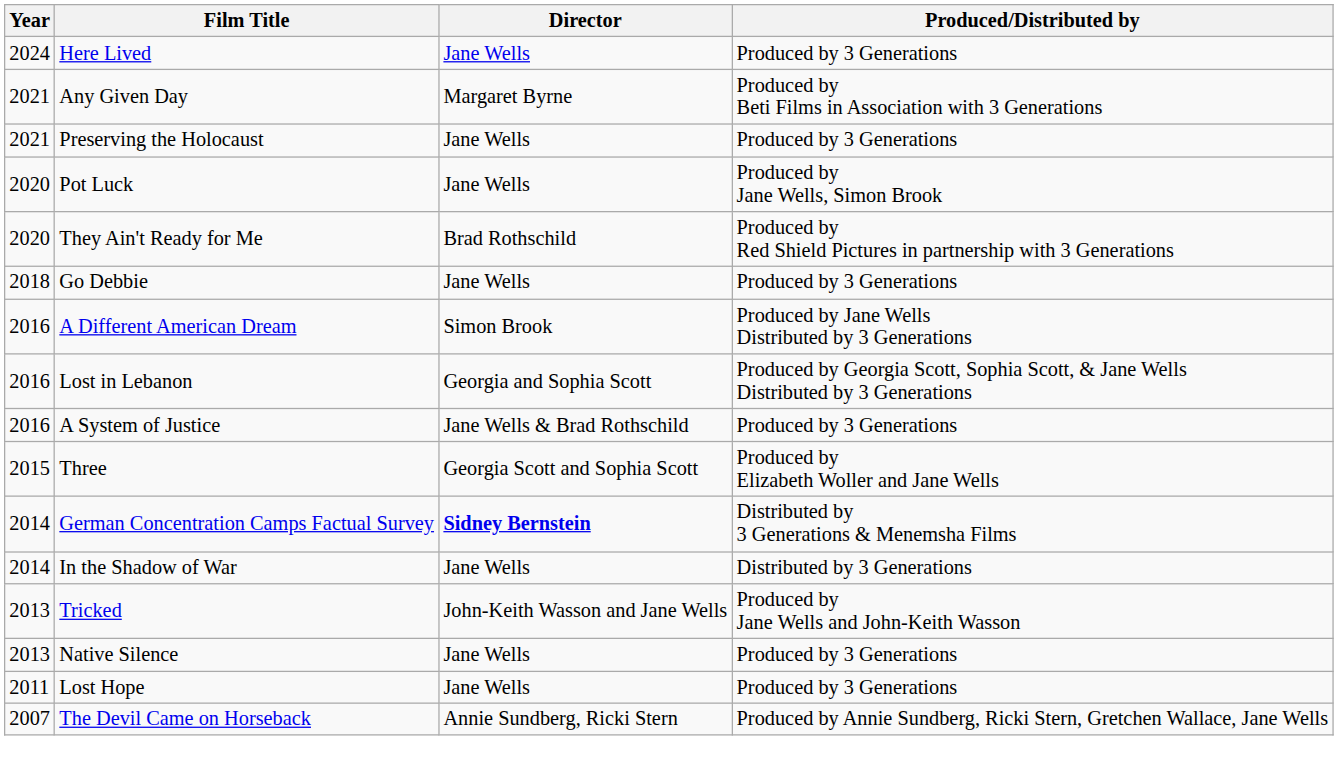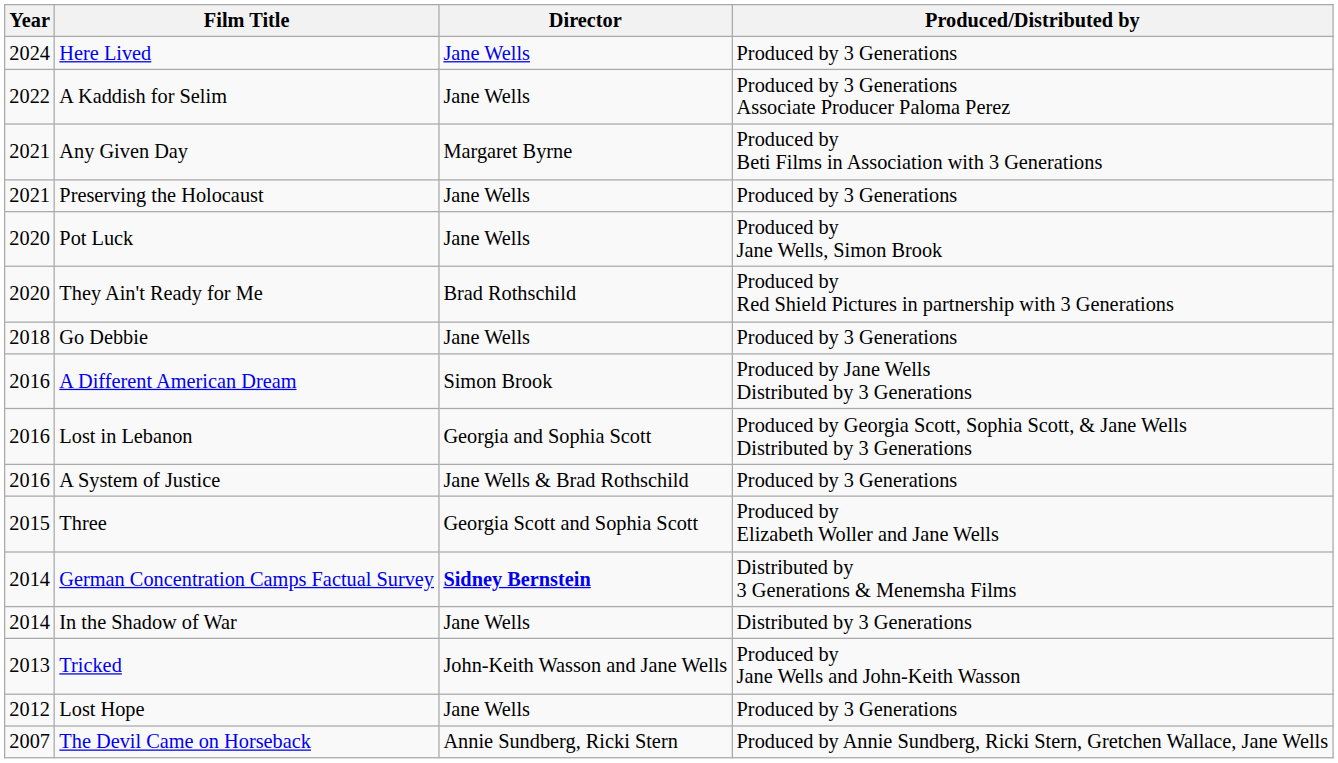+ row: (143, 96)
- row: (119, 654)
(29, 686) 2011 -> (30, 709) 2012
